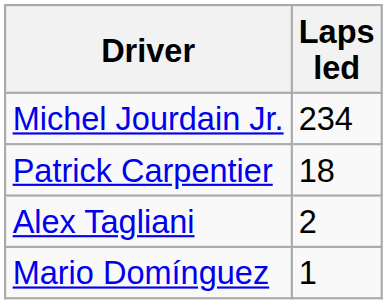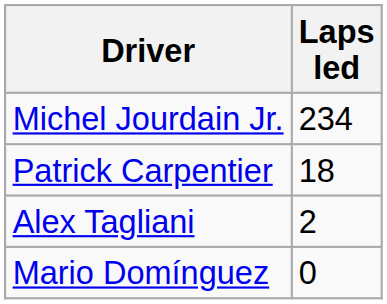(308, 273) 1 -> (308, 273) 0
